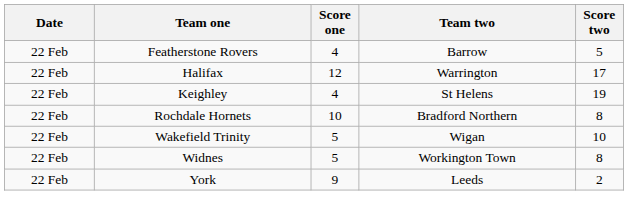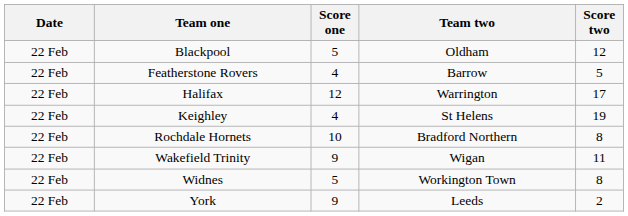+ row: (203, 51)
(335, 136) 5 -> (335, 158) 9
(599, 136) 10 -> (599, 158) 11
